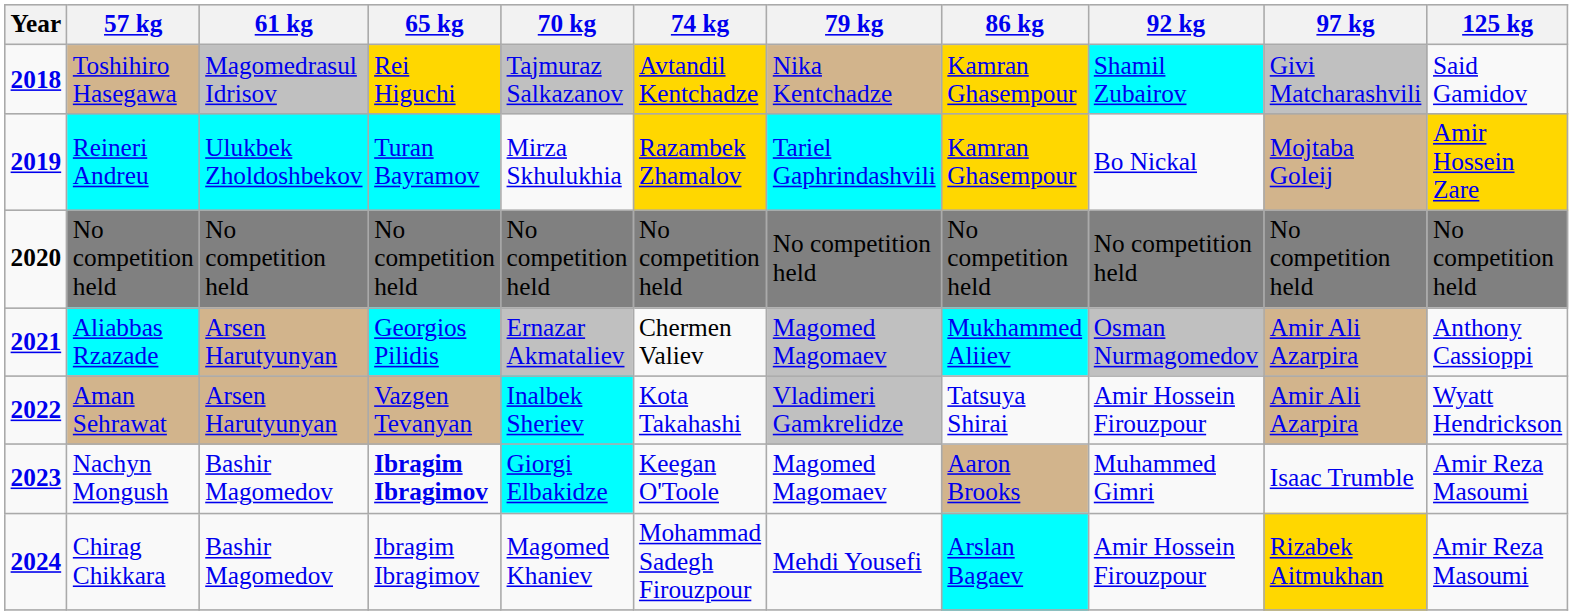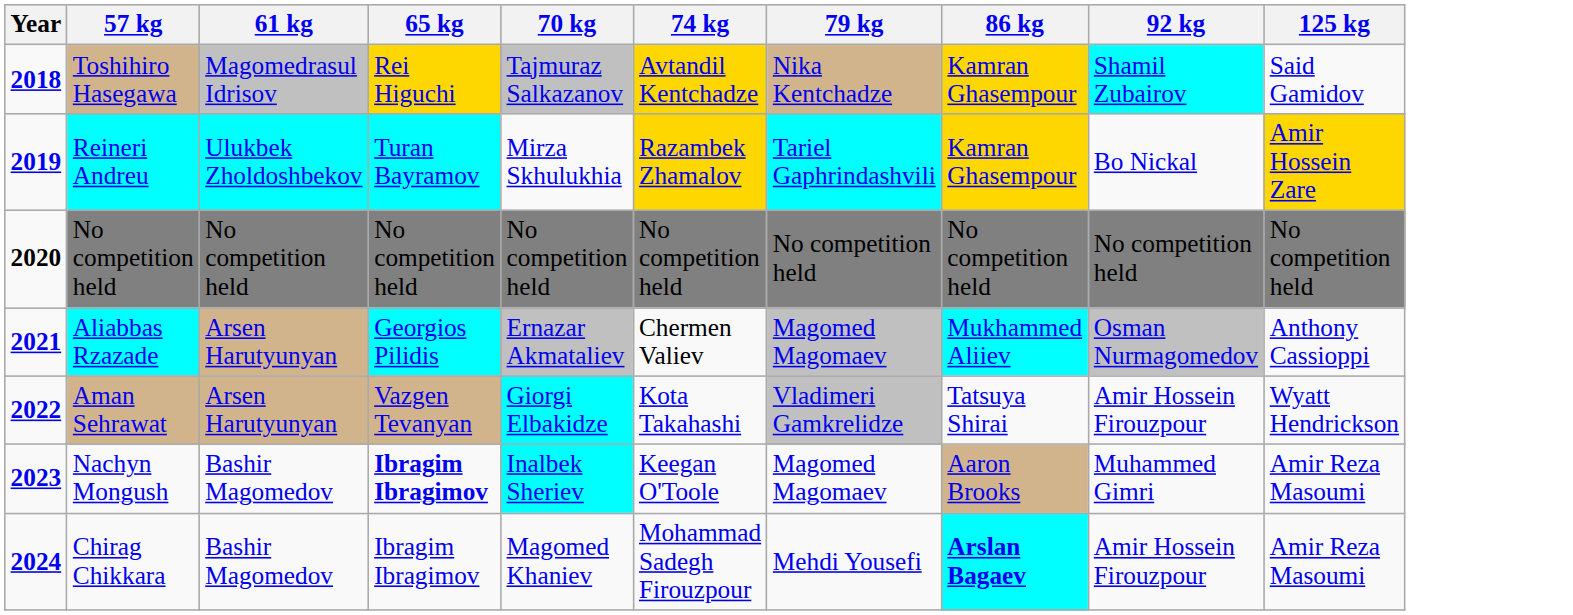- column: (1346, 24)
(545, 409) Inalbek Sheriev -> (557, 409) Giorgi Elbakidze
(557, 478) Giorgi Elbakidze -> (545, 478) Inalbek Sheriev
(985, 561) normal -> (987, 561) bold
